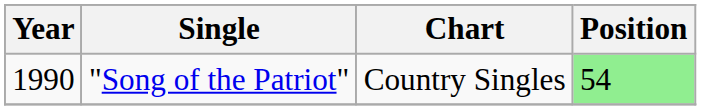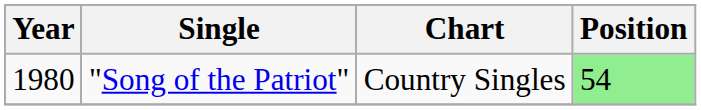(43, 78) 1990 -> (43, 78) 1980
